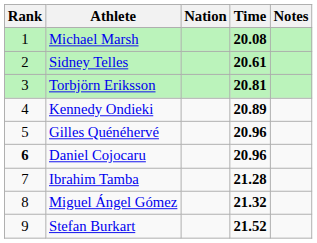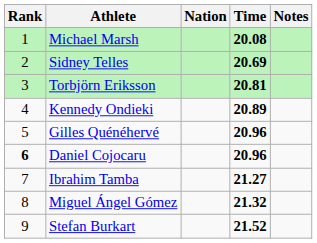(250, 62) 20.61 -> (250, 62) 20.69
(250, 179) 21.28 -> (250, 179) 21.27
